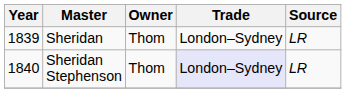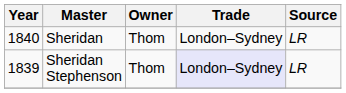(24, 38) 1839 -> (24, 38) 1840
(24, 68) 1840 -> (24, 68) 1839
